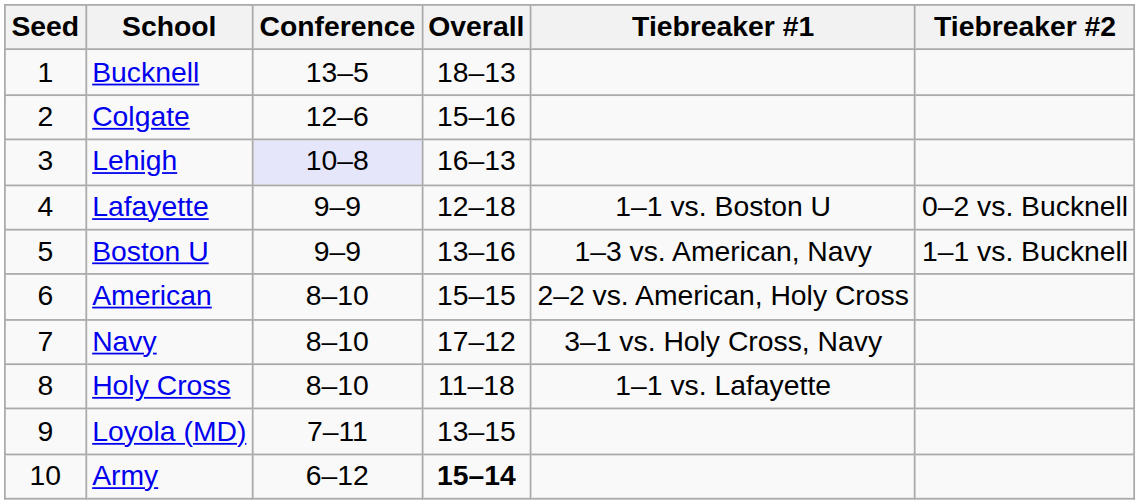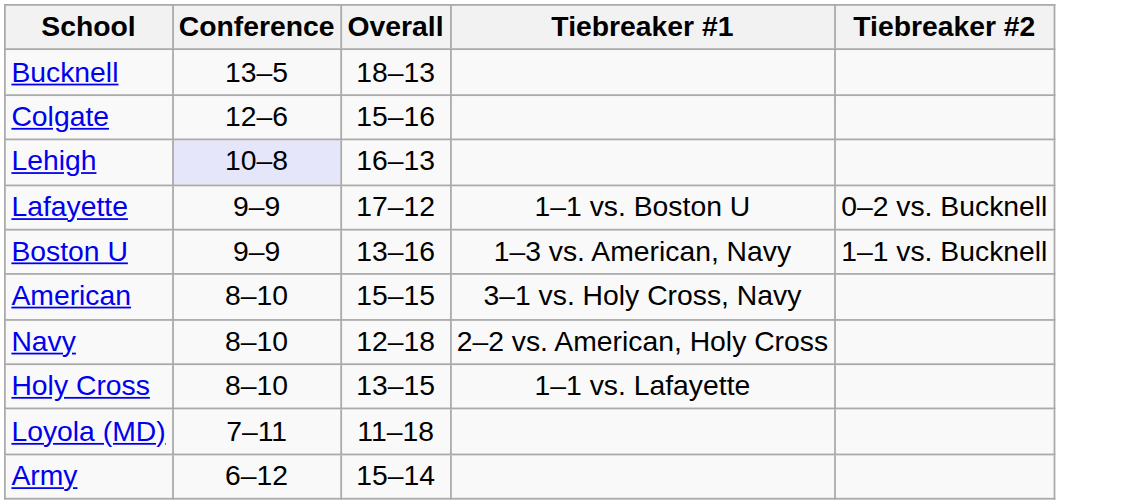- column: (45, 26)
(476, 206) 12–18 -> (396, 206) 17–12
(723, 296) 2–2 vs. American, Holy Cross -> (642, 296) 3–1 vs. Holy Cross, Navy
(476, 341) 17–12 -> (396, 341) 12–18
(723, 341) 3–1 vs. Holy Cross, Navy -> (642, 341) 2–2 vs. American, Holy Cross
(476, 386) 11–18 -> (396, 386) 13–15
(476, 431) 13–15 -> (396, 431) 11–18
(476, 476) bold -> (396, 476) normal
